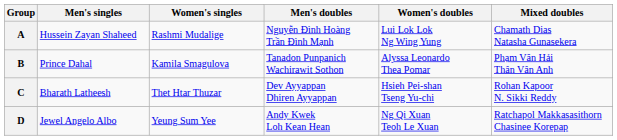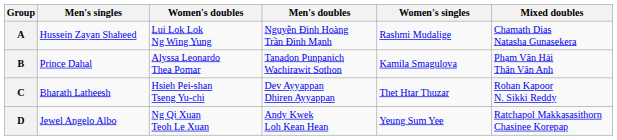columns swapped: (207, 13) <-> (435, 13)
